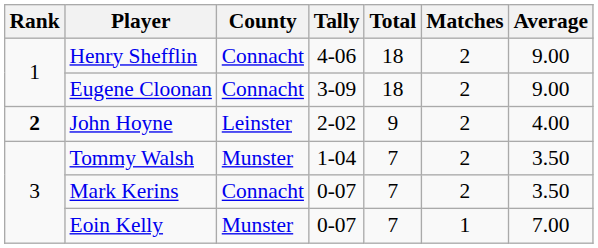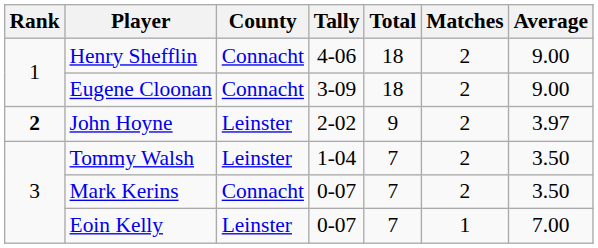(551, 123) 4.00 -> (551, 123) 3.97
(257, 157) Munster -> (257, 157) Leinster
(257, 225) Munster -> (257, 225) Leinster
